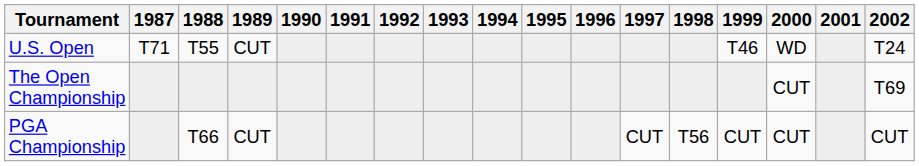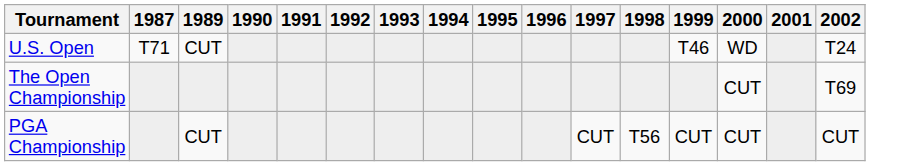- column: (203, 19)
